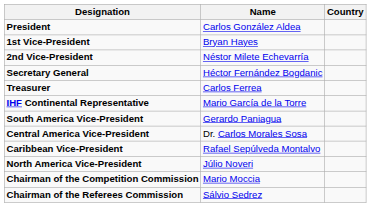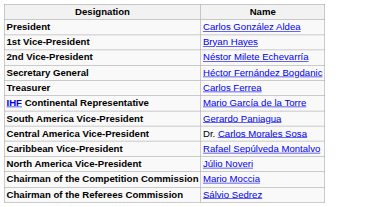- column: (345, 12)
